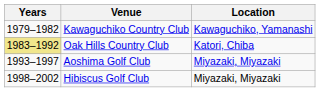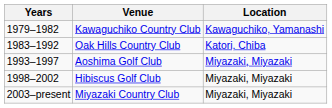(33, 45) khaki background -> (33, 45) no background
+ row: (127, 95)
